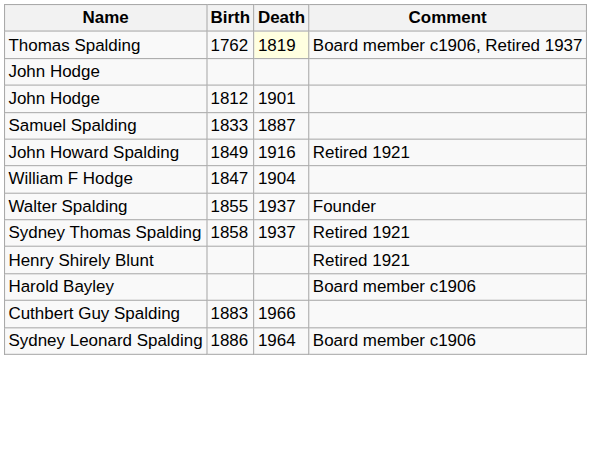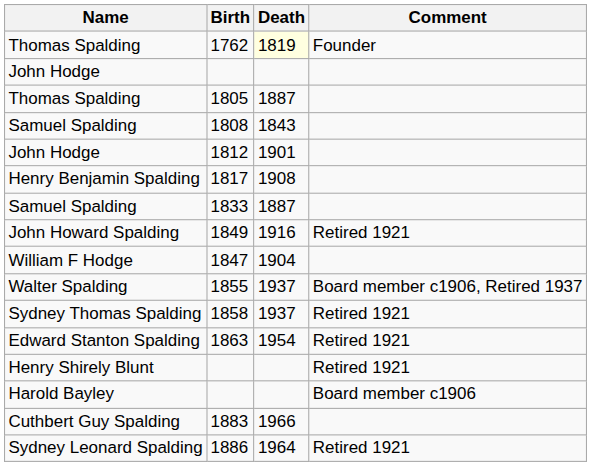(448, 44) Board member c1906, Retired 1937 -> (344, 44) Founder
+ row: (74, 98)
+ row: (73, 125)
+ row: (104, 179)
(344, 206) Founder -> (448, 286) Board member c1906, Retired 1937
+ row: (104, 340)
(394, 340) Board member c1906 -> (361, 448) Retired 1921
